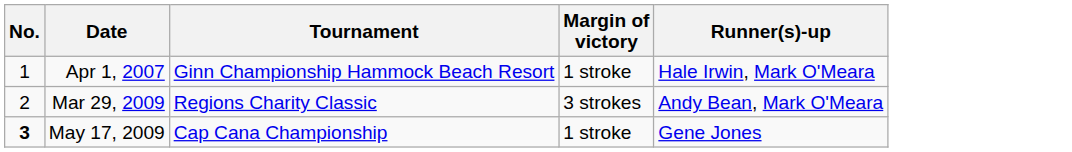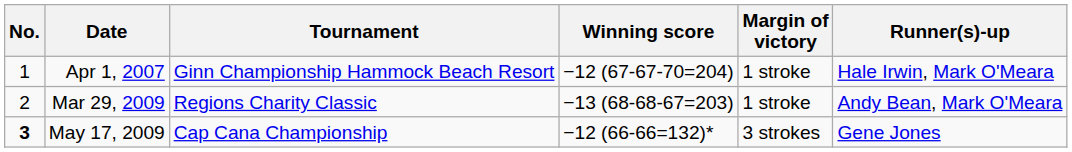+ column: (648, 31)
(602, 102) 3 strokes -> (777, 102) 1 stroke
(597, 132) 1 stroke -> (781, 132) 3 strokes
